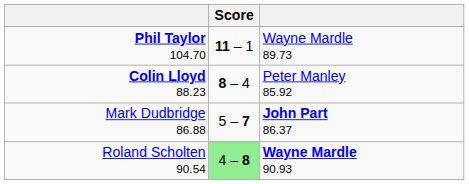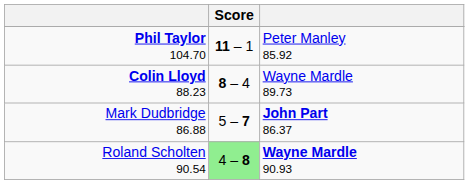(308, 45) Wayne Mardle 89.73 -> (304, 45) Peter Manley 85.92
(304, 84) Peter Manley 85.92 -> (308, 84) Wayne Mardle 89.73
